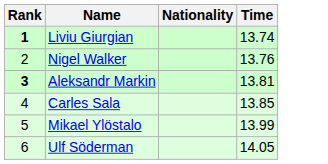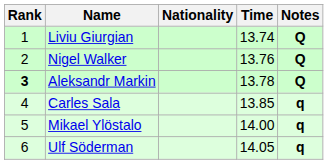+ column: (300, 15)
(25, 37) bold -> (25, 37) normal
(257, 81) 13.81 -> (257, 81) 13.78
(257, 125) 13.99 -> (257, 125) 14.00
